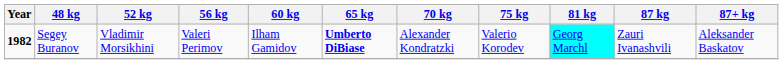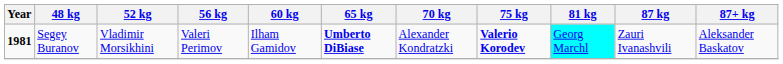(19, 41) 1982 -> (19, 41) 1981
(503, 41) normal -> (503, 41) bold
